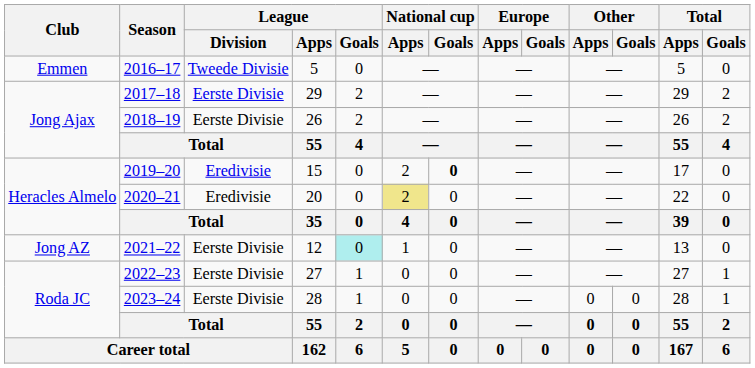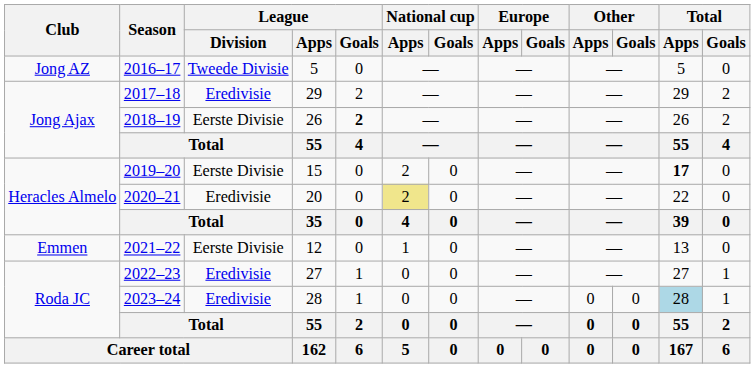(62, 68) Emmen -> (62, 68) Jong AZ
(238, 94) Eerste Divisie -> (238, 94) Eredivisie
(359, 119) normal -> (359, 119) bold
(238, 171) Eredivisie -> (238, 171) Eerste Divisie
(454, 171) bold -> (454, 171) normal
(681, 171) normal -> (681, 171) bold
(62, 247) Jong AZ -> (62, 247) Emmen
(359, 247) paleturquoise background -> (359, 247) no background
(238, 273) Eerste Divisie -> (238, 273) Eredivisie
(238, 299) Eerste Divisie -> (238, 299) Eredivisie
(681, 299) no background -> (681, 299) lightblue background
